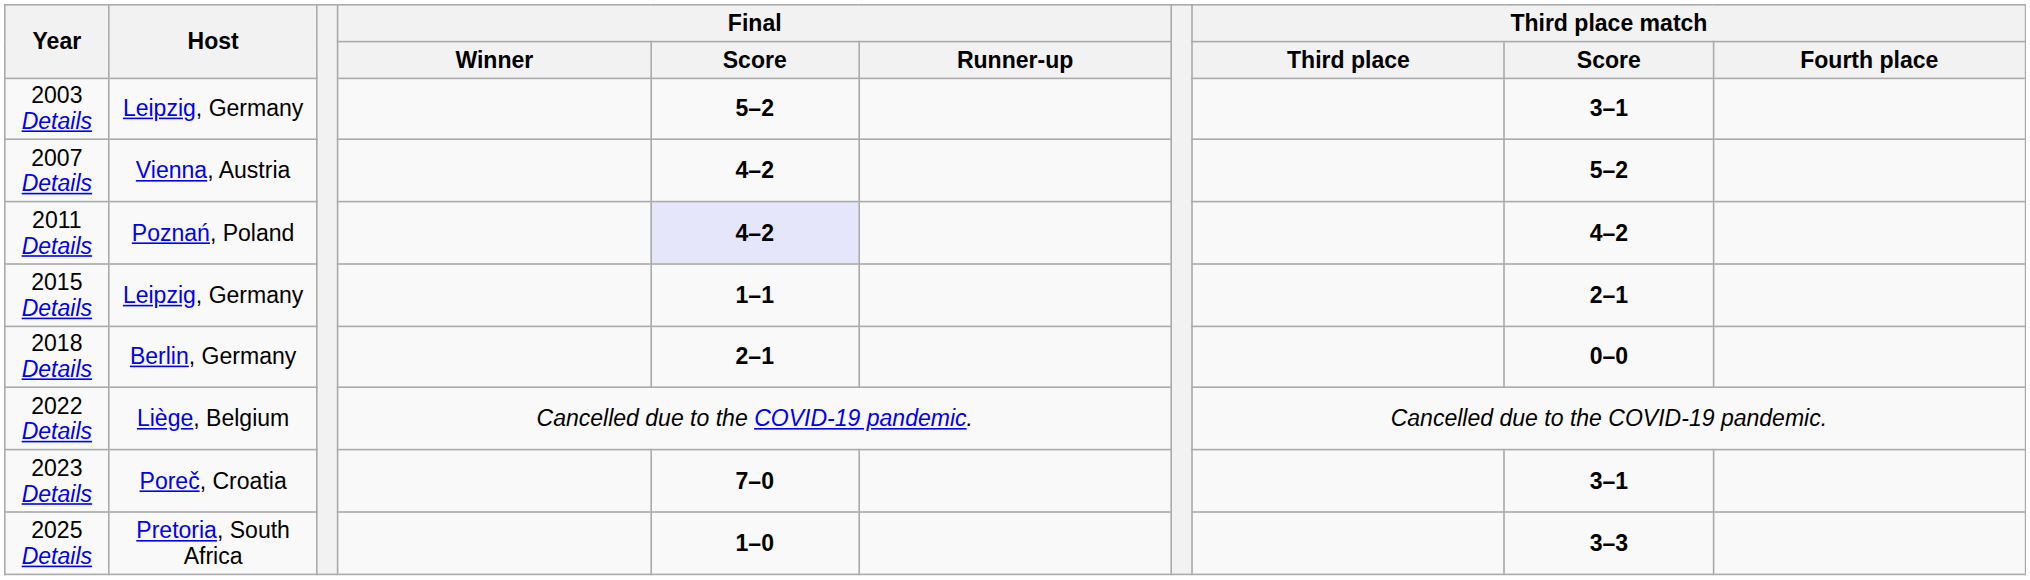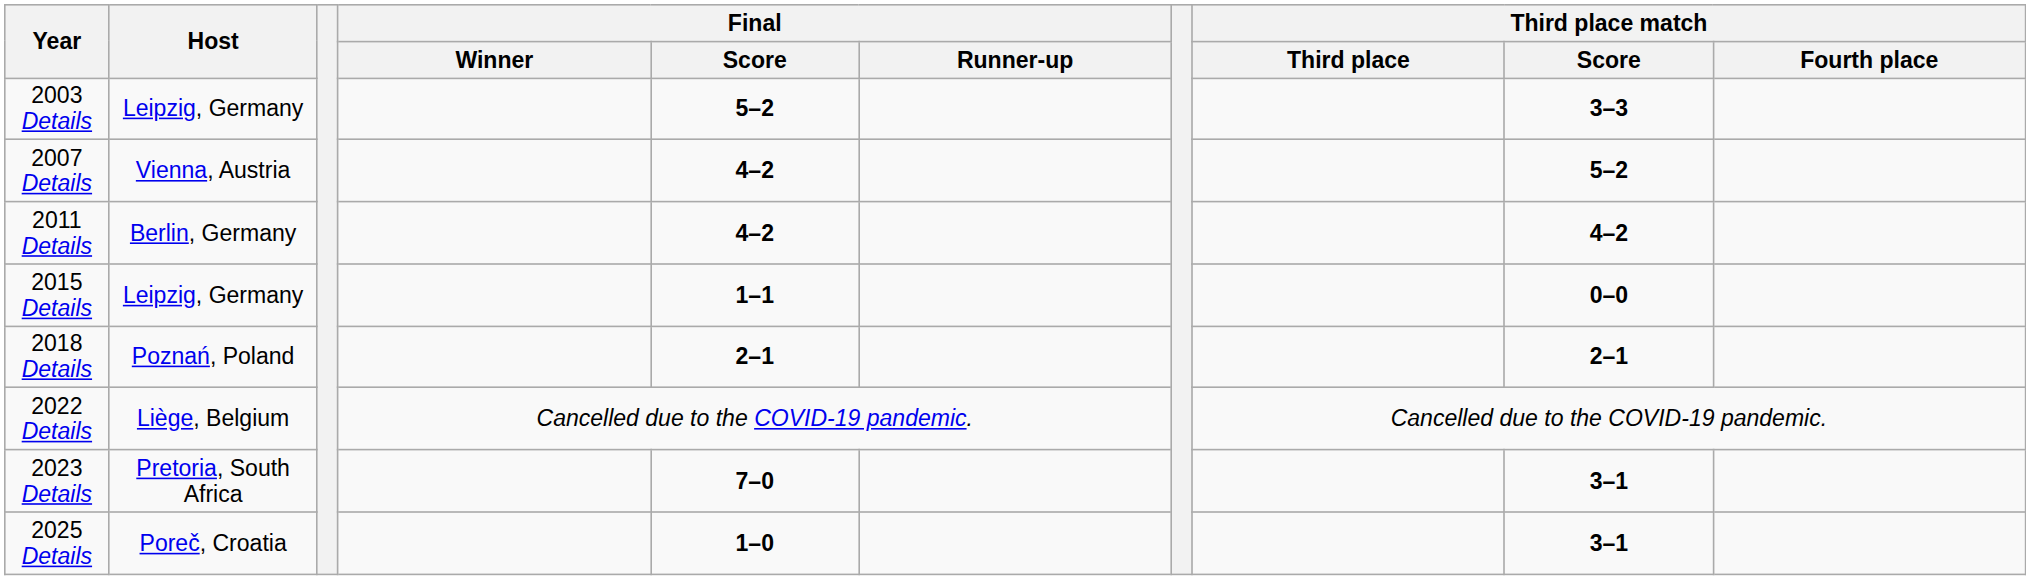(1609, 109) 3–1 -> (1609, 109) 3–3
(213, 233) Poznań, Poland -> (213, 233) Berlin, Germany
(755, 233) lavender background -> (755, 233) no background
(1609, 295) 2–1 -> (1609, 295) 0–0
(213, 357) Berlin, Germany -> (213, 357) Poznań, Poland
(1609, 357) 0–0 -> (1609, 357) 2–1
(213, 481) Poreč, Croatia -> (213, 481) Pretoria, South Africa
(213, 543) Pretoria, South Africa -> (213, 543) Poreč, Croatia
(1609, 543) 3–3 -> (1609, 543) 3–1
